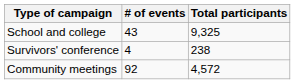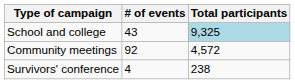(205, 32) no background -> (205, 32) lightblue background
rows swapped: (63, 50) <-> (62, 69)
